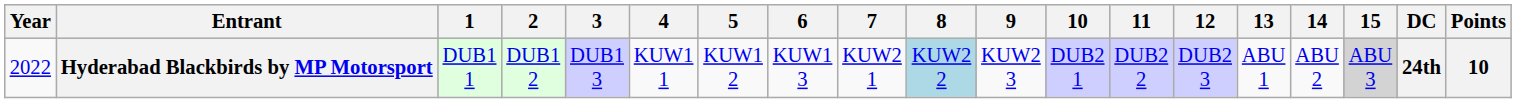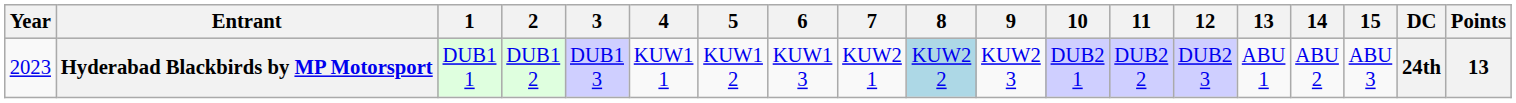(30, 67) 2022 -> (30, 67) 2023
(1370, 67) lightgrey background -> (1370, 67) no background
(1478, 67) 10 -> (1478, 67) 13
